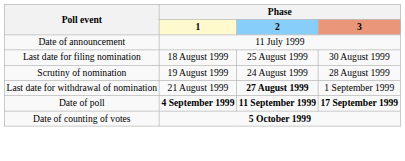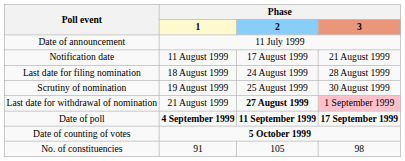+ row: (82, 57)
(277, 57) 25 August 1999 -> (277, 73) 24 August 1999
(359, 57) 30 August 1999 -> (359, 73) 28 August 1999
(277, 73) 24 August 1999 -> (277, 88) 25 August 1999
(359, 73) 28 August 1999 -> (359, 88) 30 August 1999
(359, 88) no background -> (359, 103) pink background
+ row: (82, 149)
